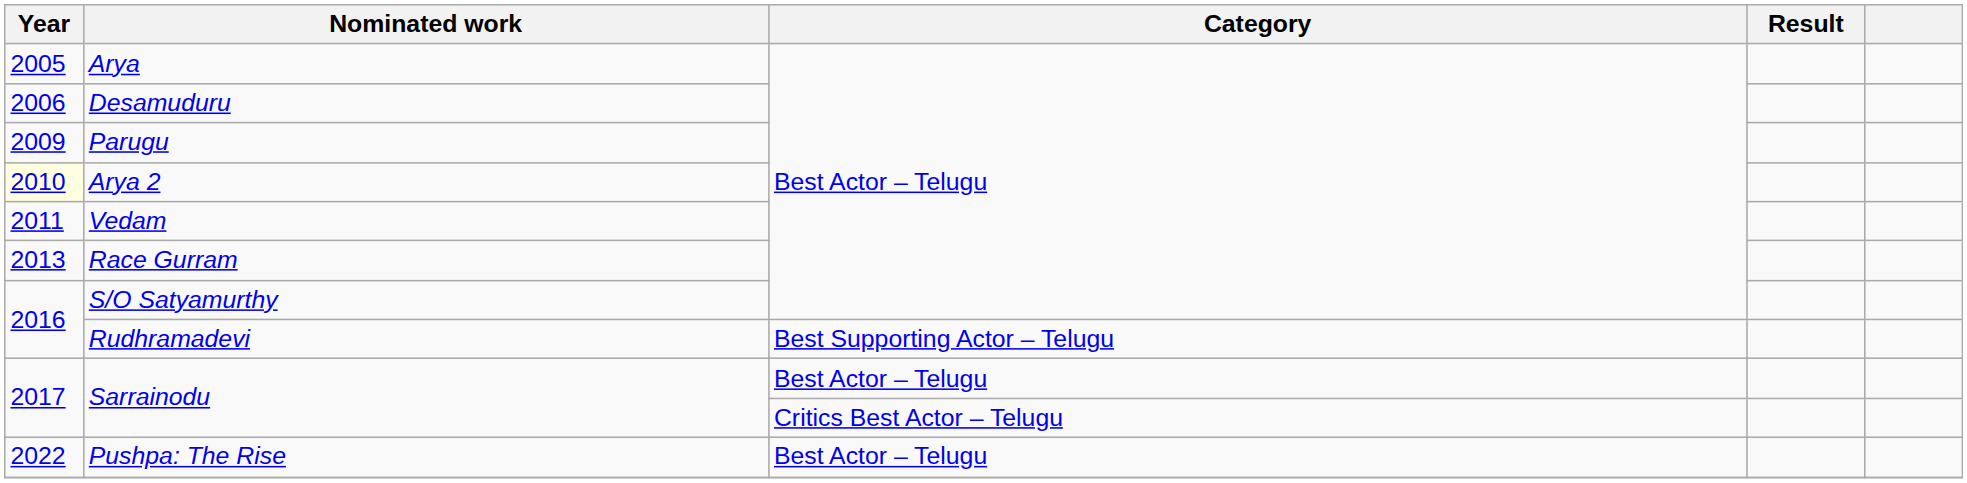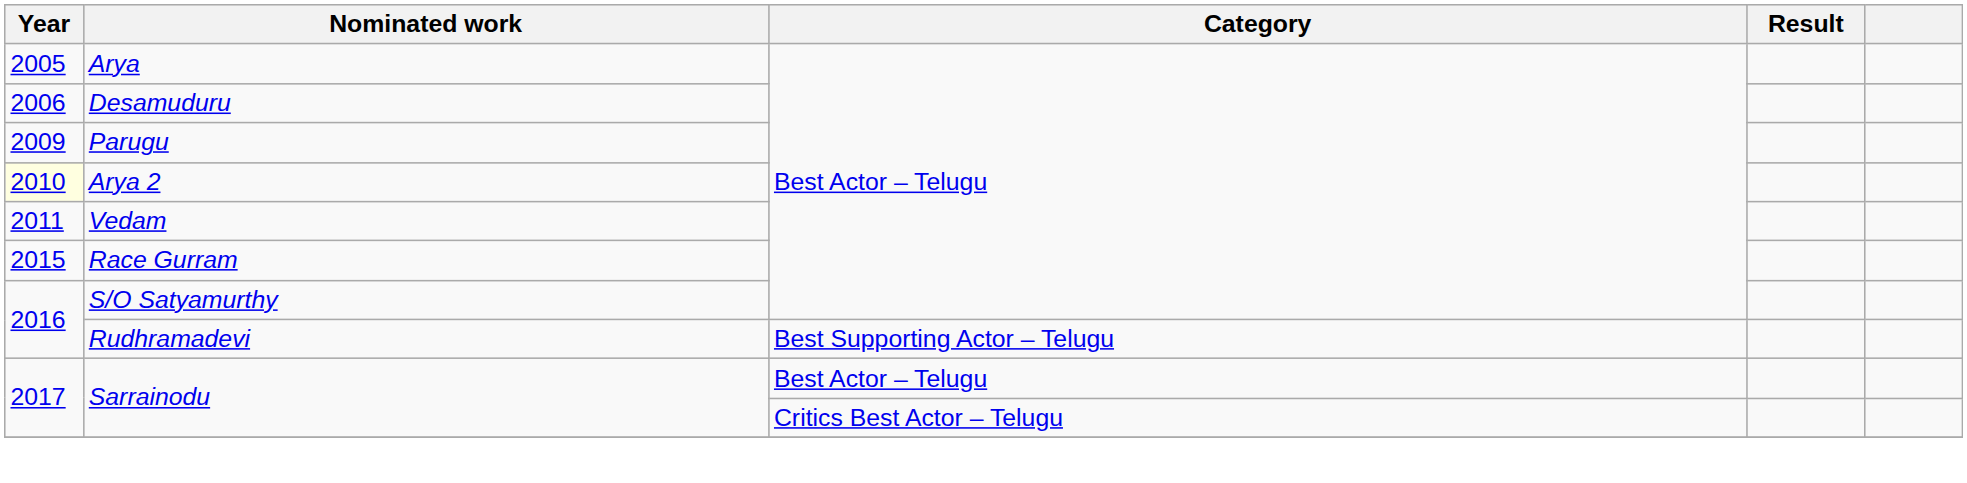(38, 260) 2013 -> (38, 260) 2015
- row: (187, 456)
